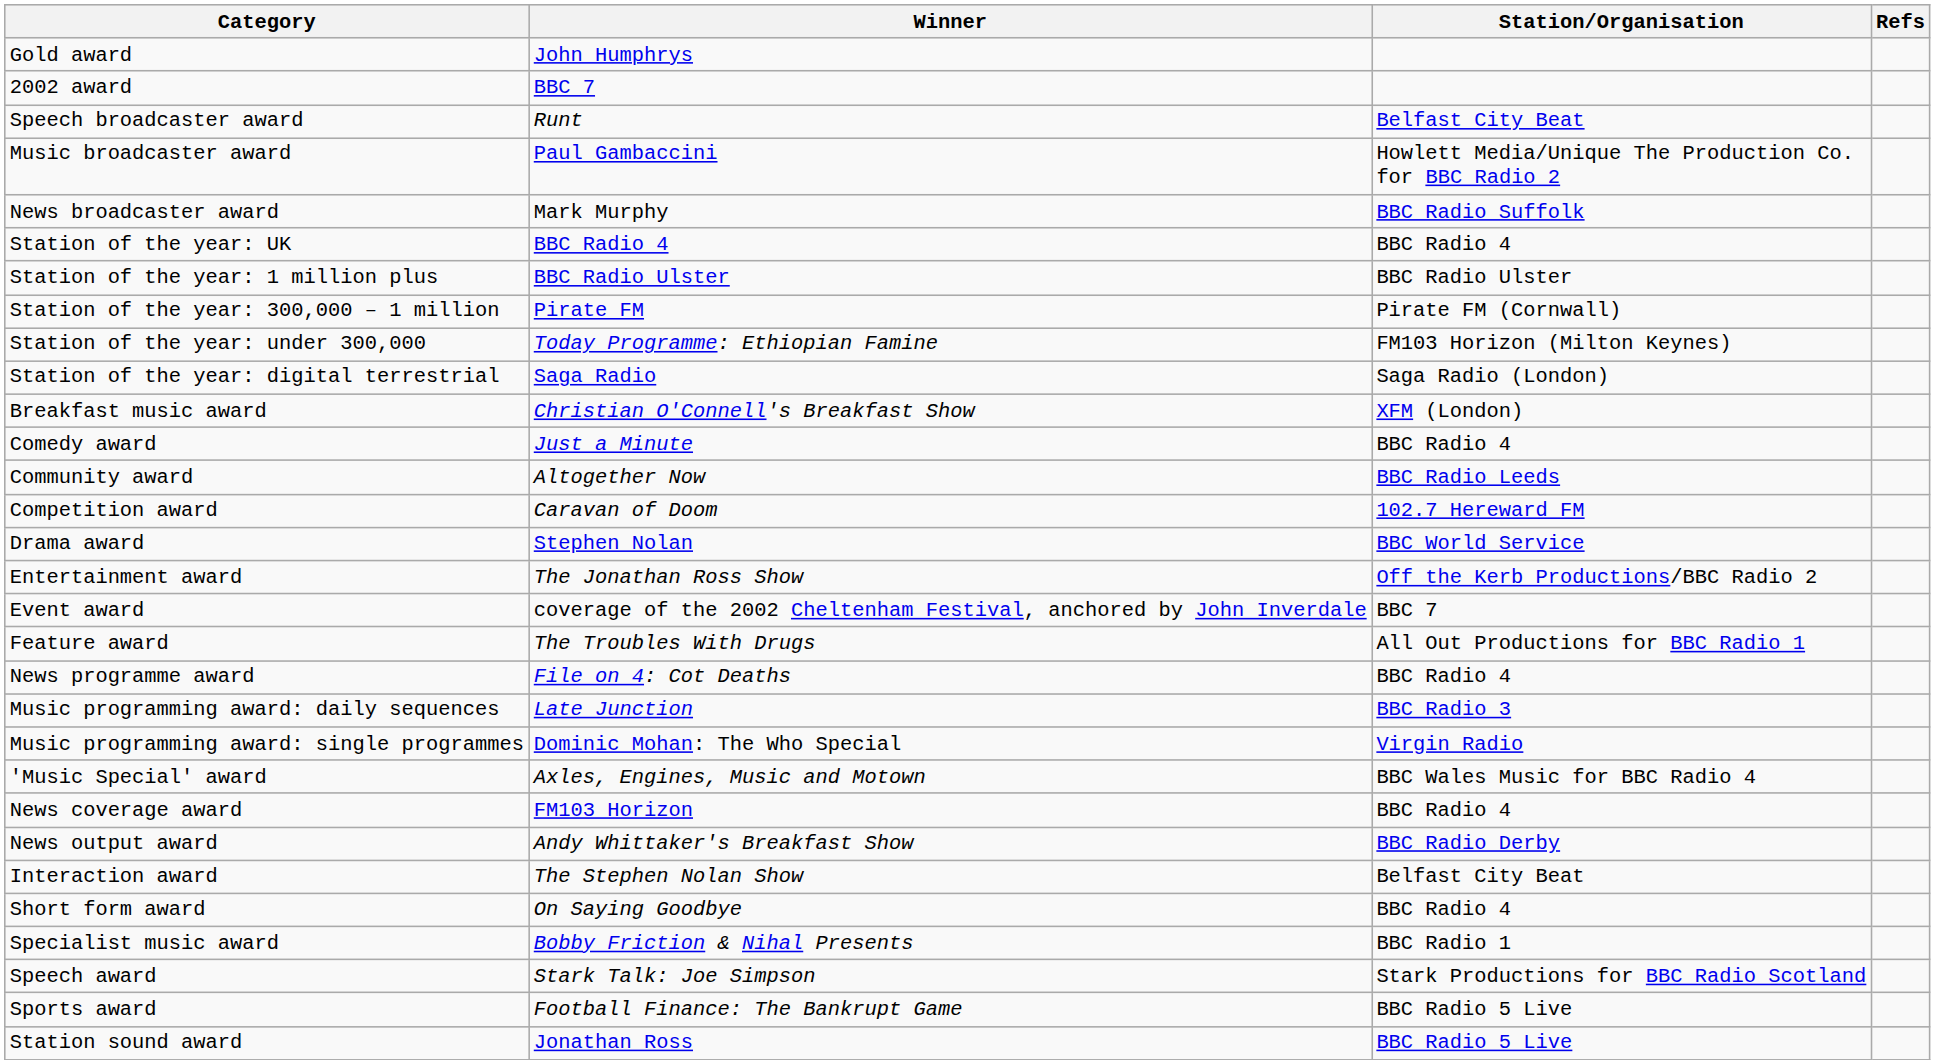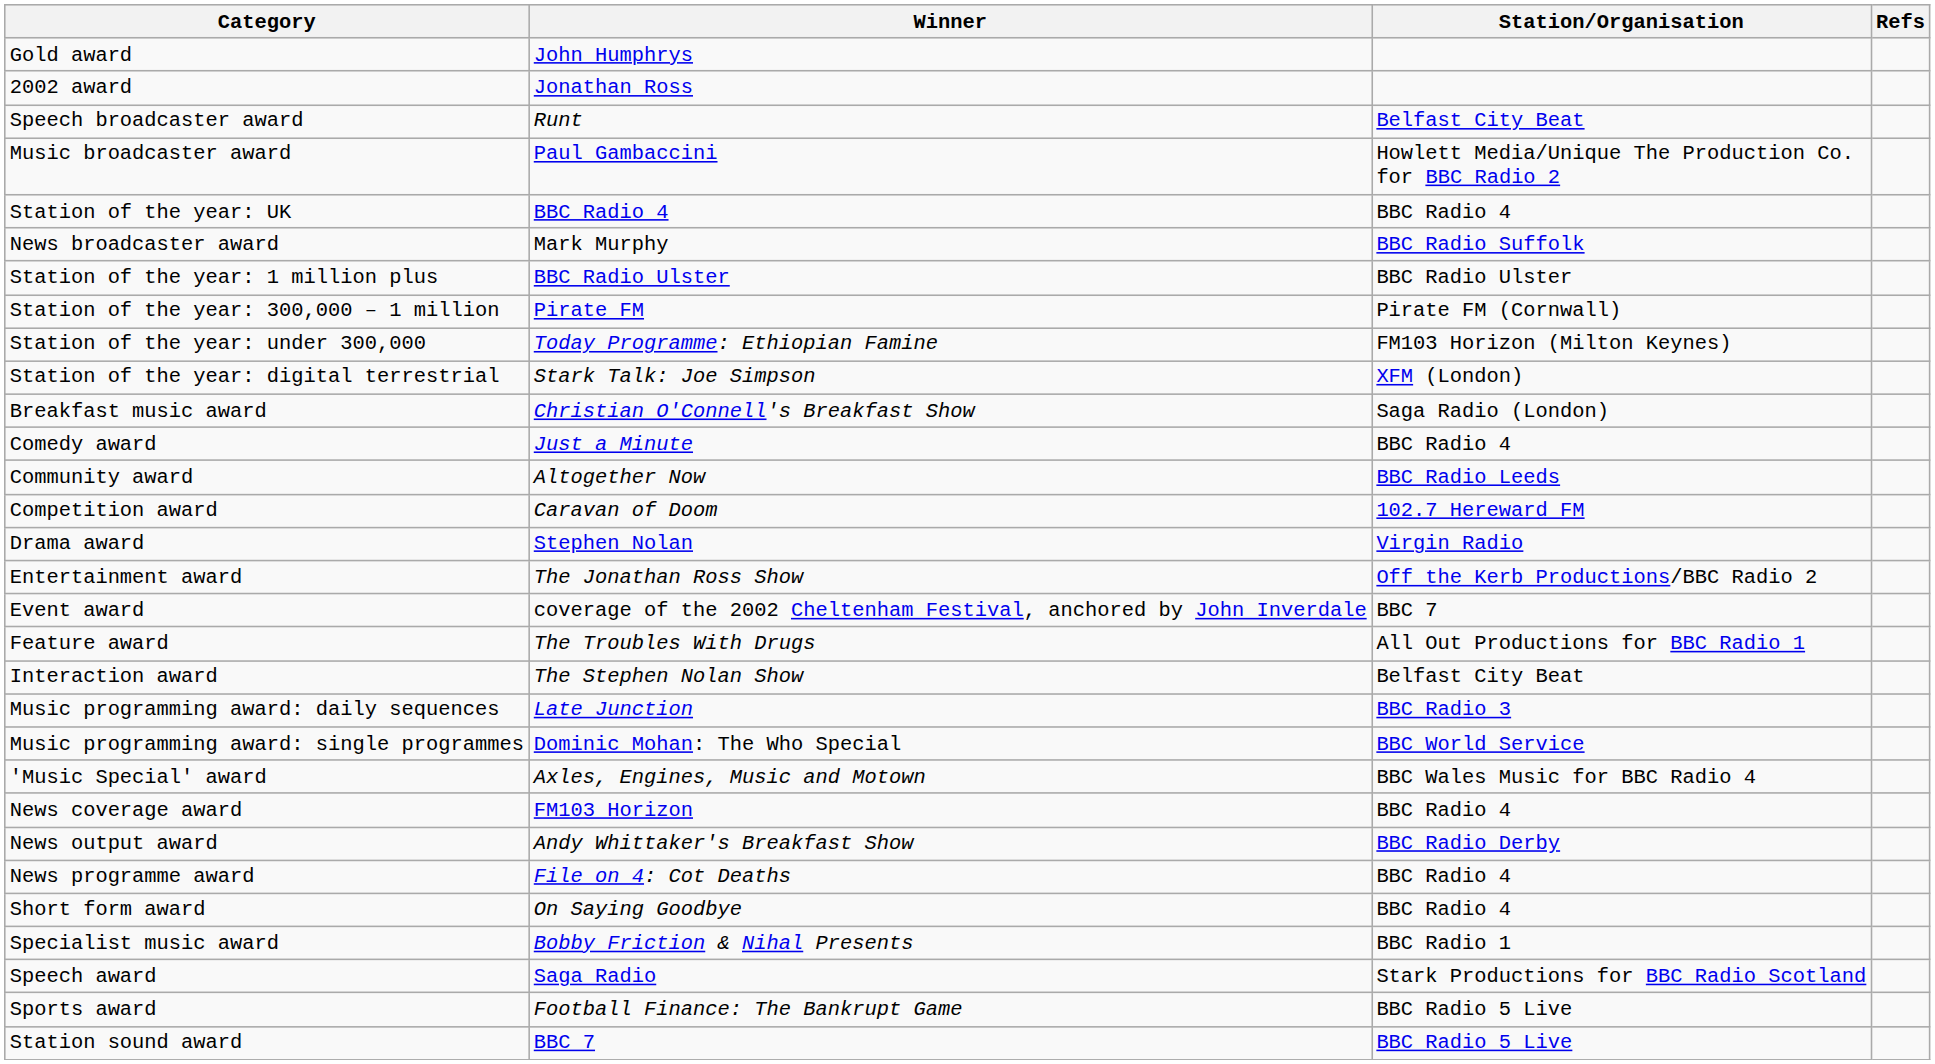(564, 88) BBC 7 -> (613, 88) Jonathan Ross
rows swapped: (144, 211) <-> (151, 245)
(595, 378) Saga Radio -> (675, 378) Stark Talk: Joe Simpson
(1493, 378) Saga Radio (London) -> (1450, 378) XFM (London)
(1450, 411) XFM (London) -> (1493, 411) Saga Radio (London)
(1480, 544) BBC World Service -> (1450, 544) Virgin Radio
rows swapped: (114, 877) <-> (132, 677)
(1450, 744) Virgin Radio -> (1480, 744) BBC World Service
(675, 976) Stark Talk: Joe Simpson -> (595, 976) Saga Radio
(613, 1043) Jonathan Ross -> (564, 1043) BBC 7
